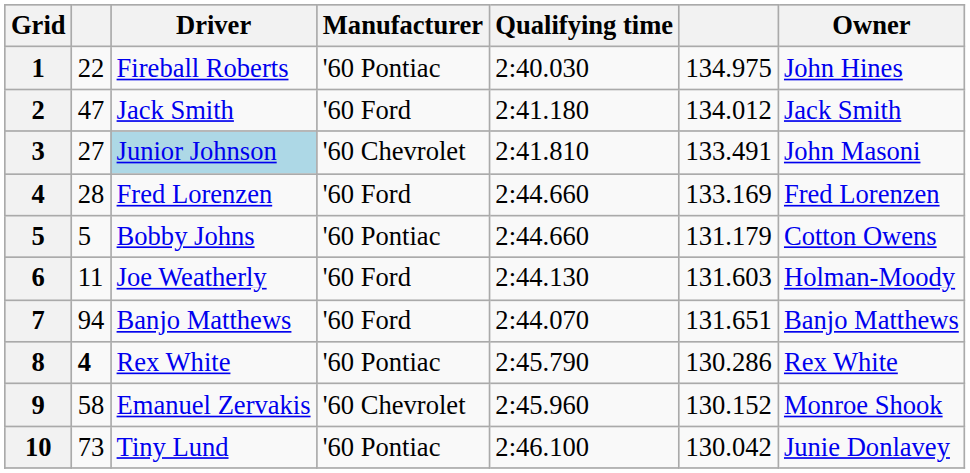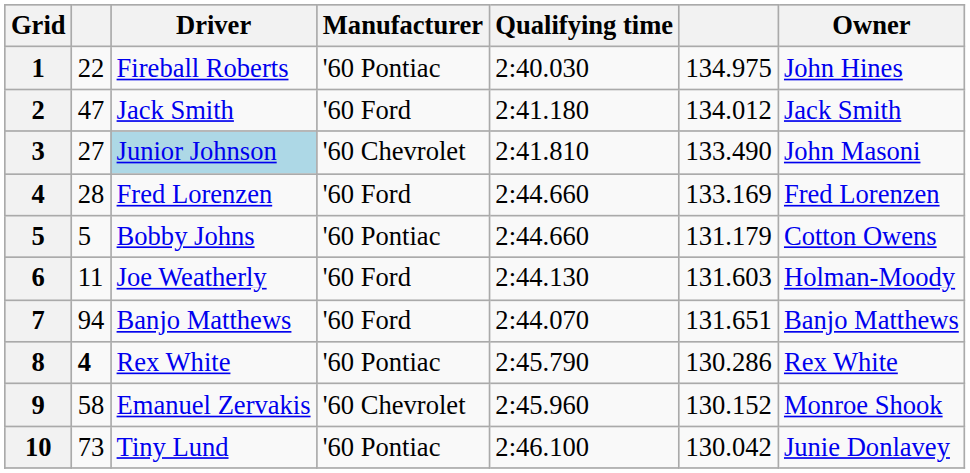(729, 151) 133.491 -> (729, 151) 133.490
